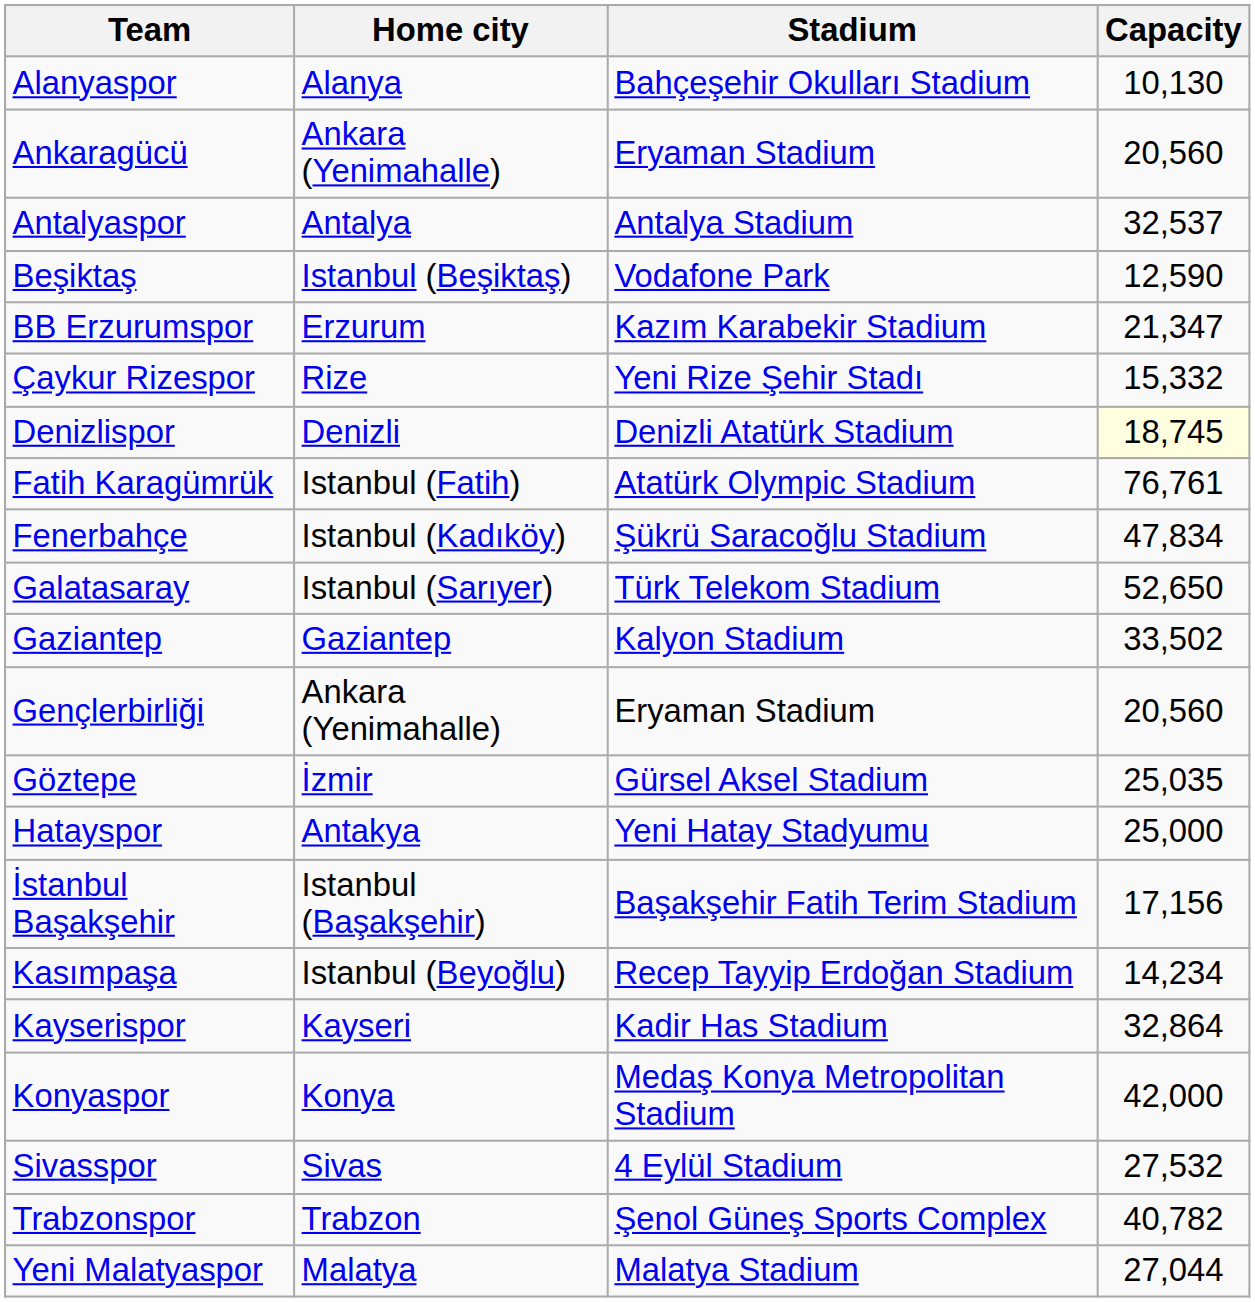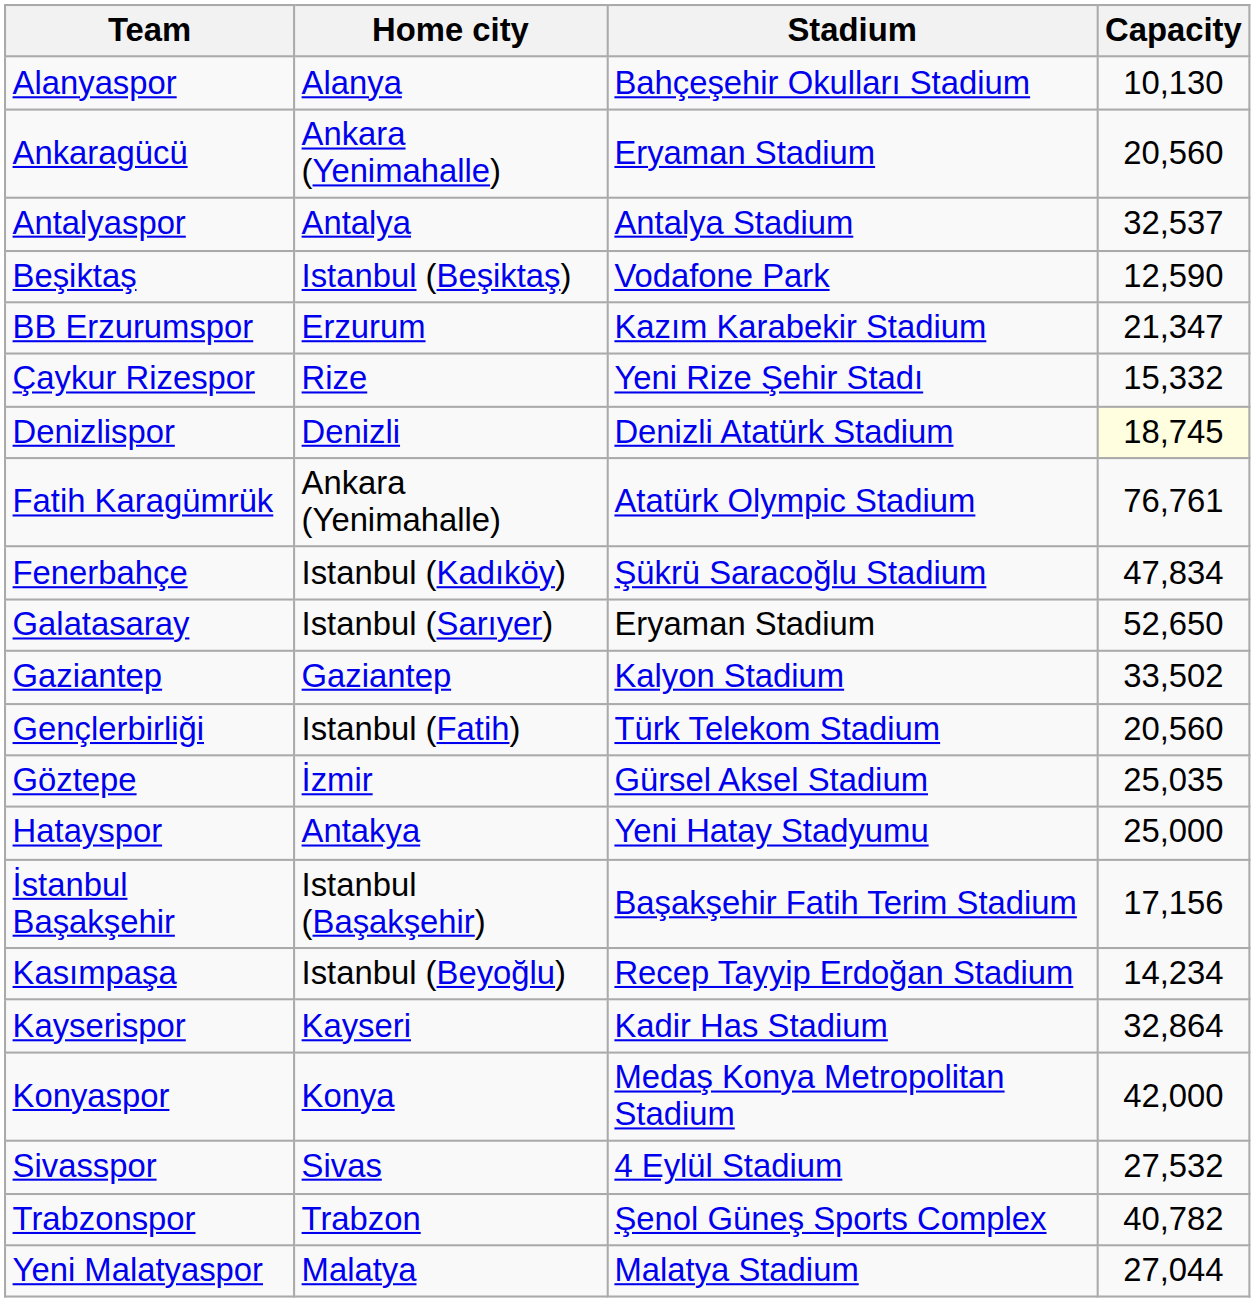(411, 483) Istanbul (Fatih) -> (401, 502) Ankara (Yenimahalle)
(777, 587) Türk Telekom Stadium -> (745, 624) Eryaman Stadium
(401, 710) Ankara (Yenimahalle) -> (411, 728) Istanbul (Fatih)
(745, 710) Eryaman Stadium -> (777, 728) Türk Telekom Stadium
